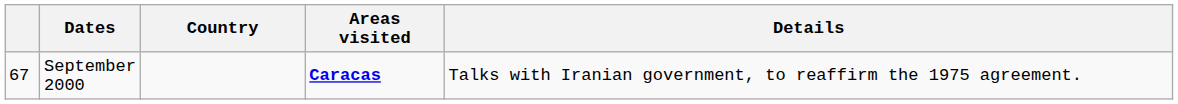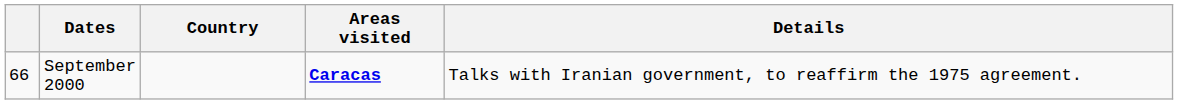(19, 76) 67 -> (19, 76) 66
